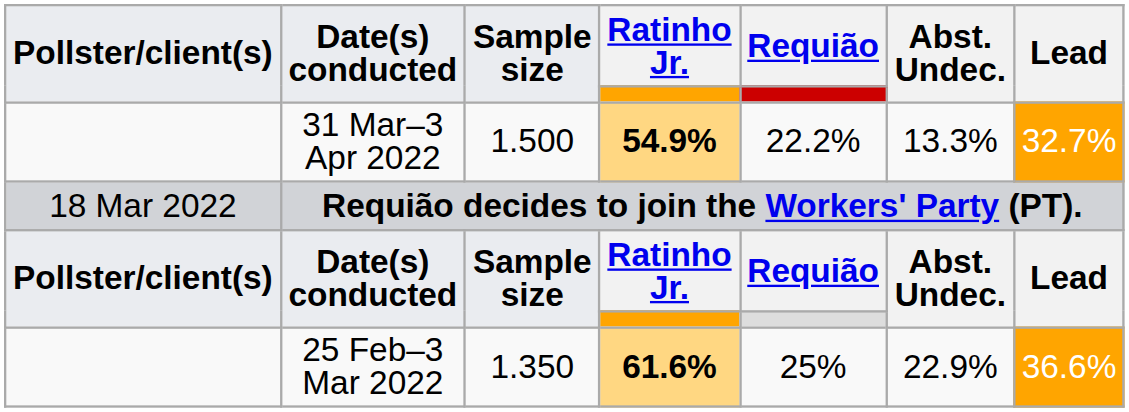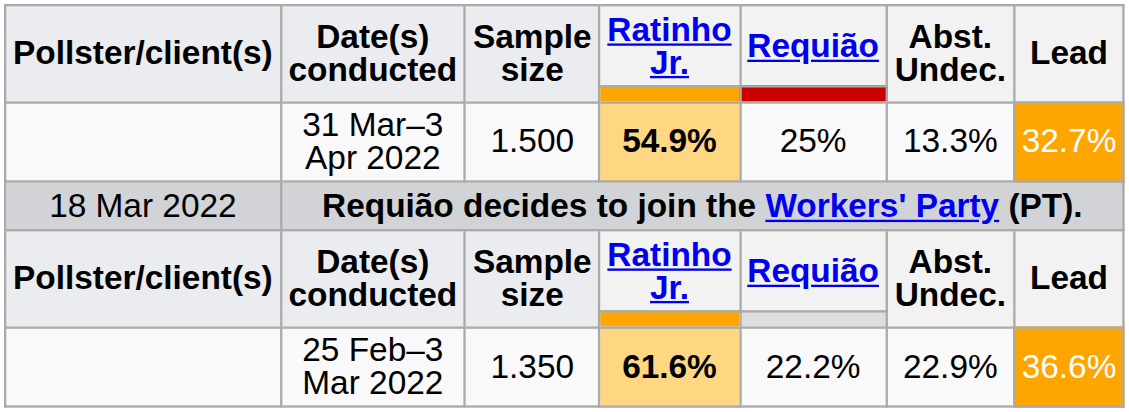(813, 142) 22.2% -> (813, 142) 25%
(813, 367) 25% -> (813, 367) 22.2%
